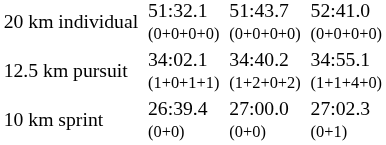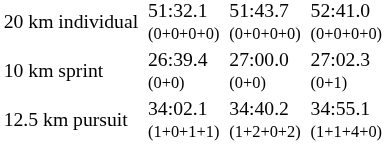rows swapped: (53, 120) <-> (66, 70)
